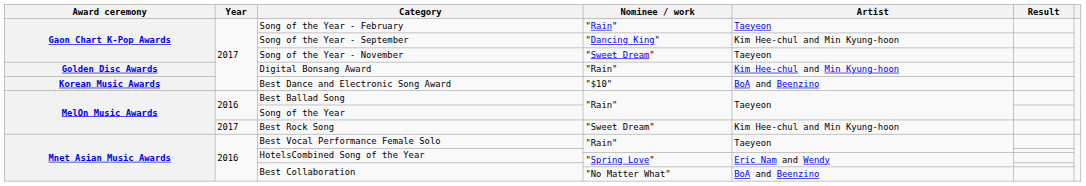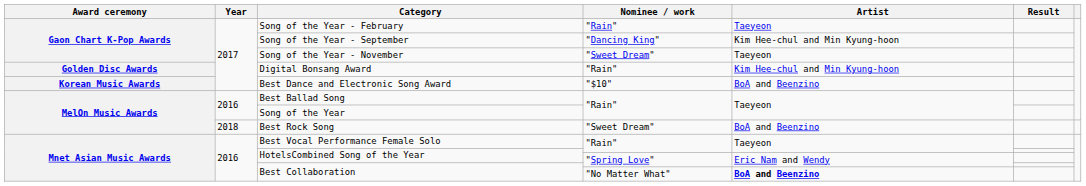(228, 127) 2017 -> (228, 127) 2018
(817, 127) Kim Hee-chul and Min Kyung-hoon -> (777, 127) BoA and Beenzino
(777, 174) normal -> (777, 174) bold
